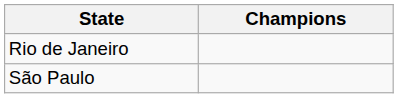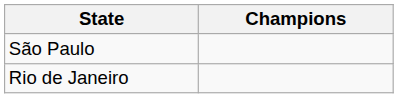rows swapped: (69, 48) <-> (52, 78)
